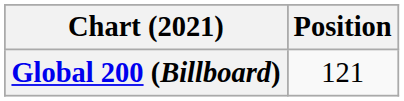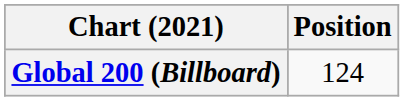(343, 72) 121 -> (343, 72) 124
